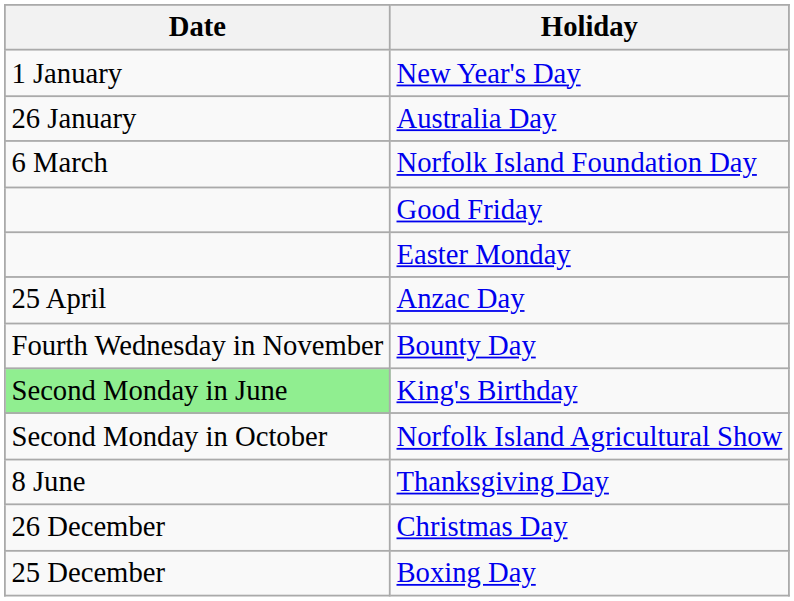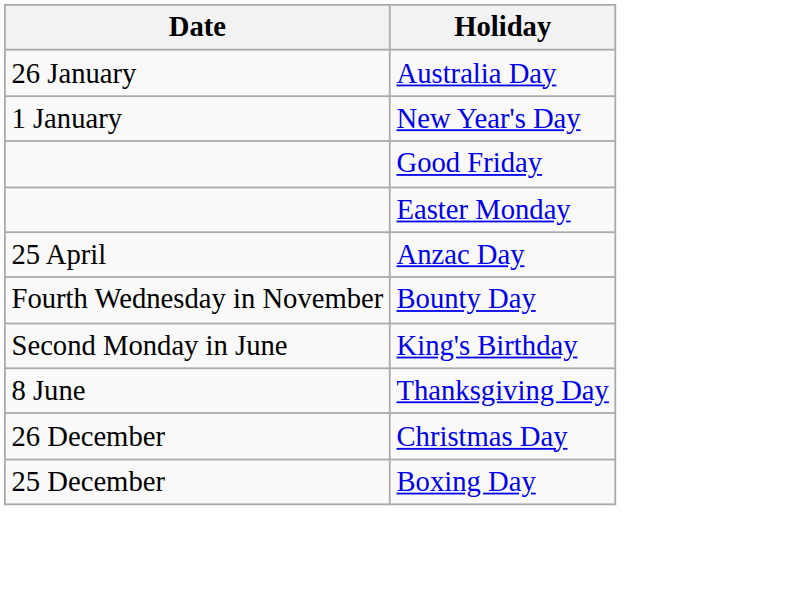rows swapped: (489, 72) <-> (476, 118)
- row: (577, 163)
(150, 390) lightgreen background -> (150, 345) no background
- row: (589, 436)
